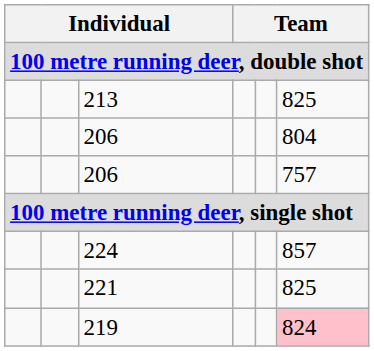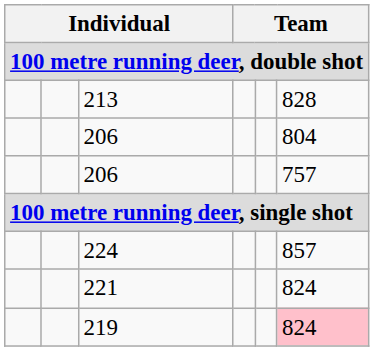(299, 99) 825 -> (299, 99) 828
(299, 288) 825 -> (299, 288) 824
